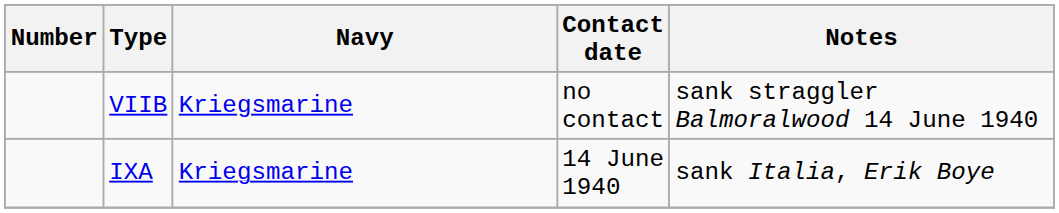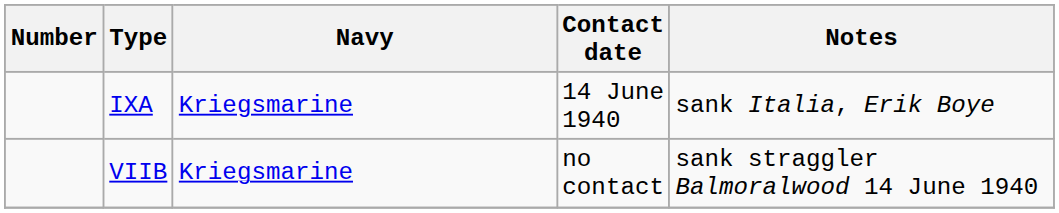rows swapped: (131, 173) <-> (138, 106)
